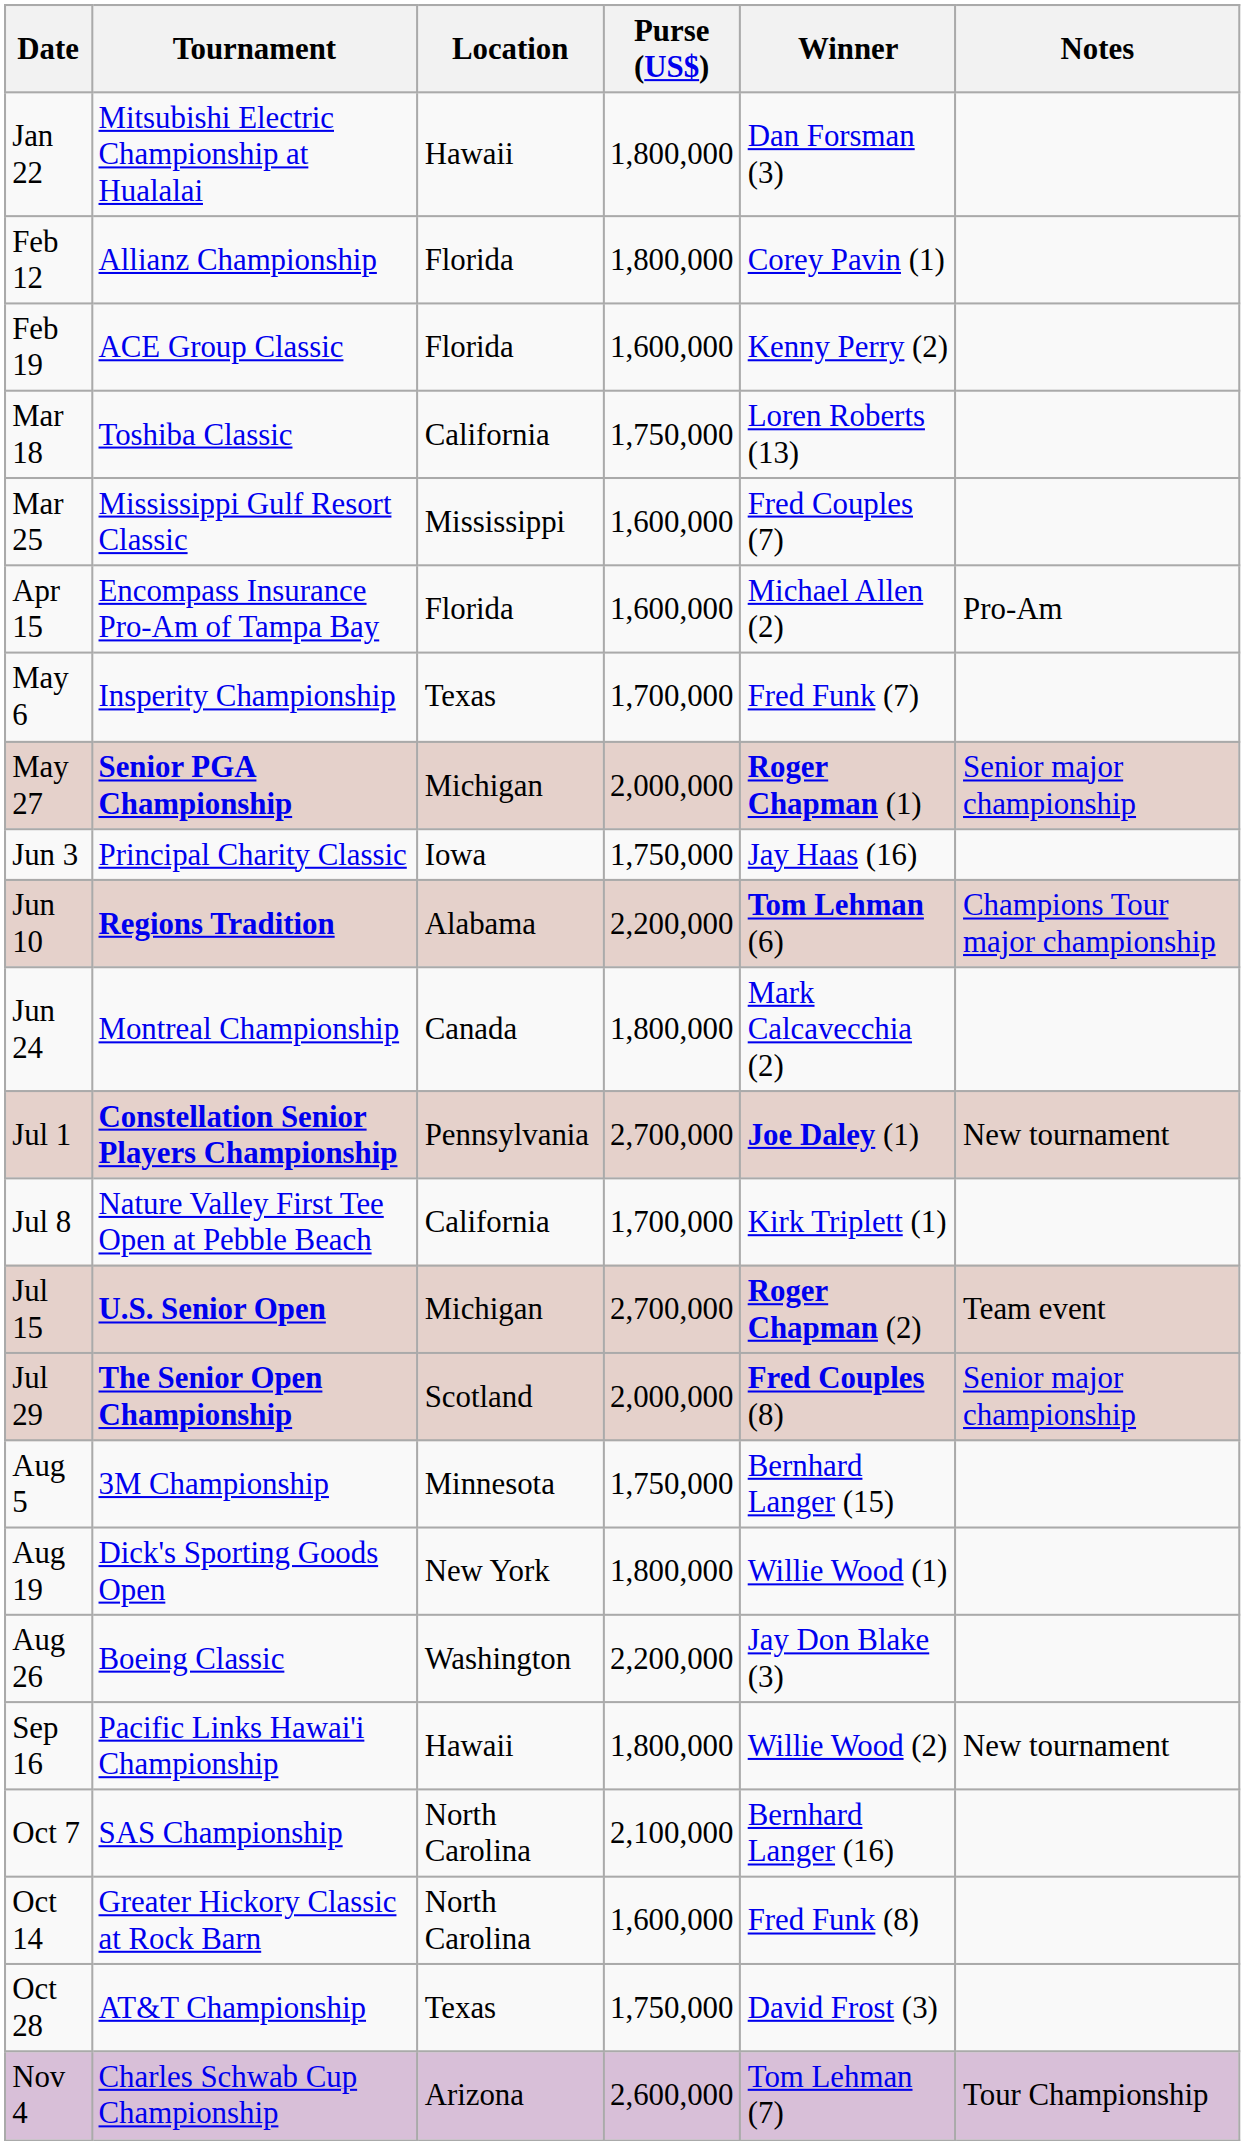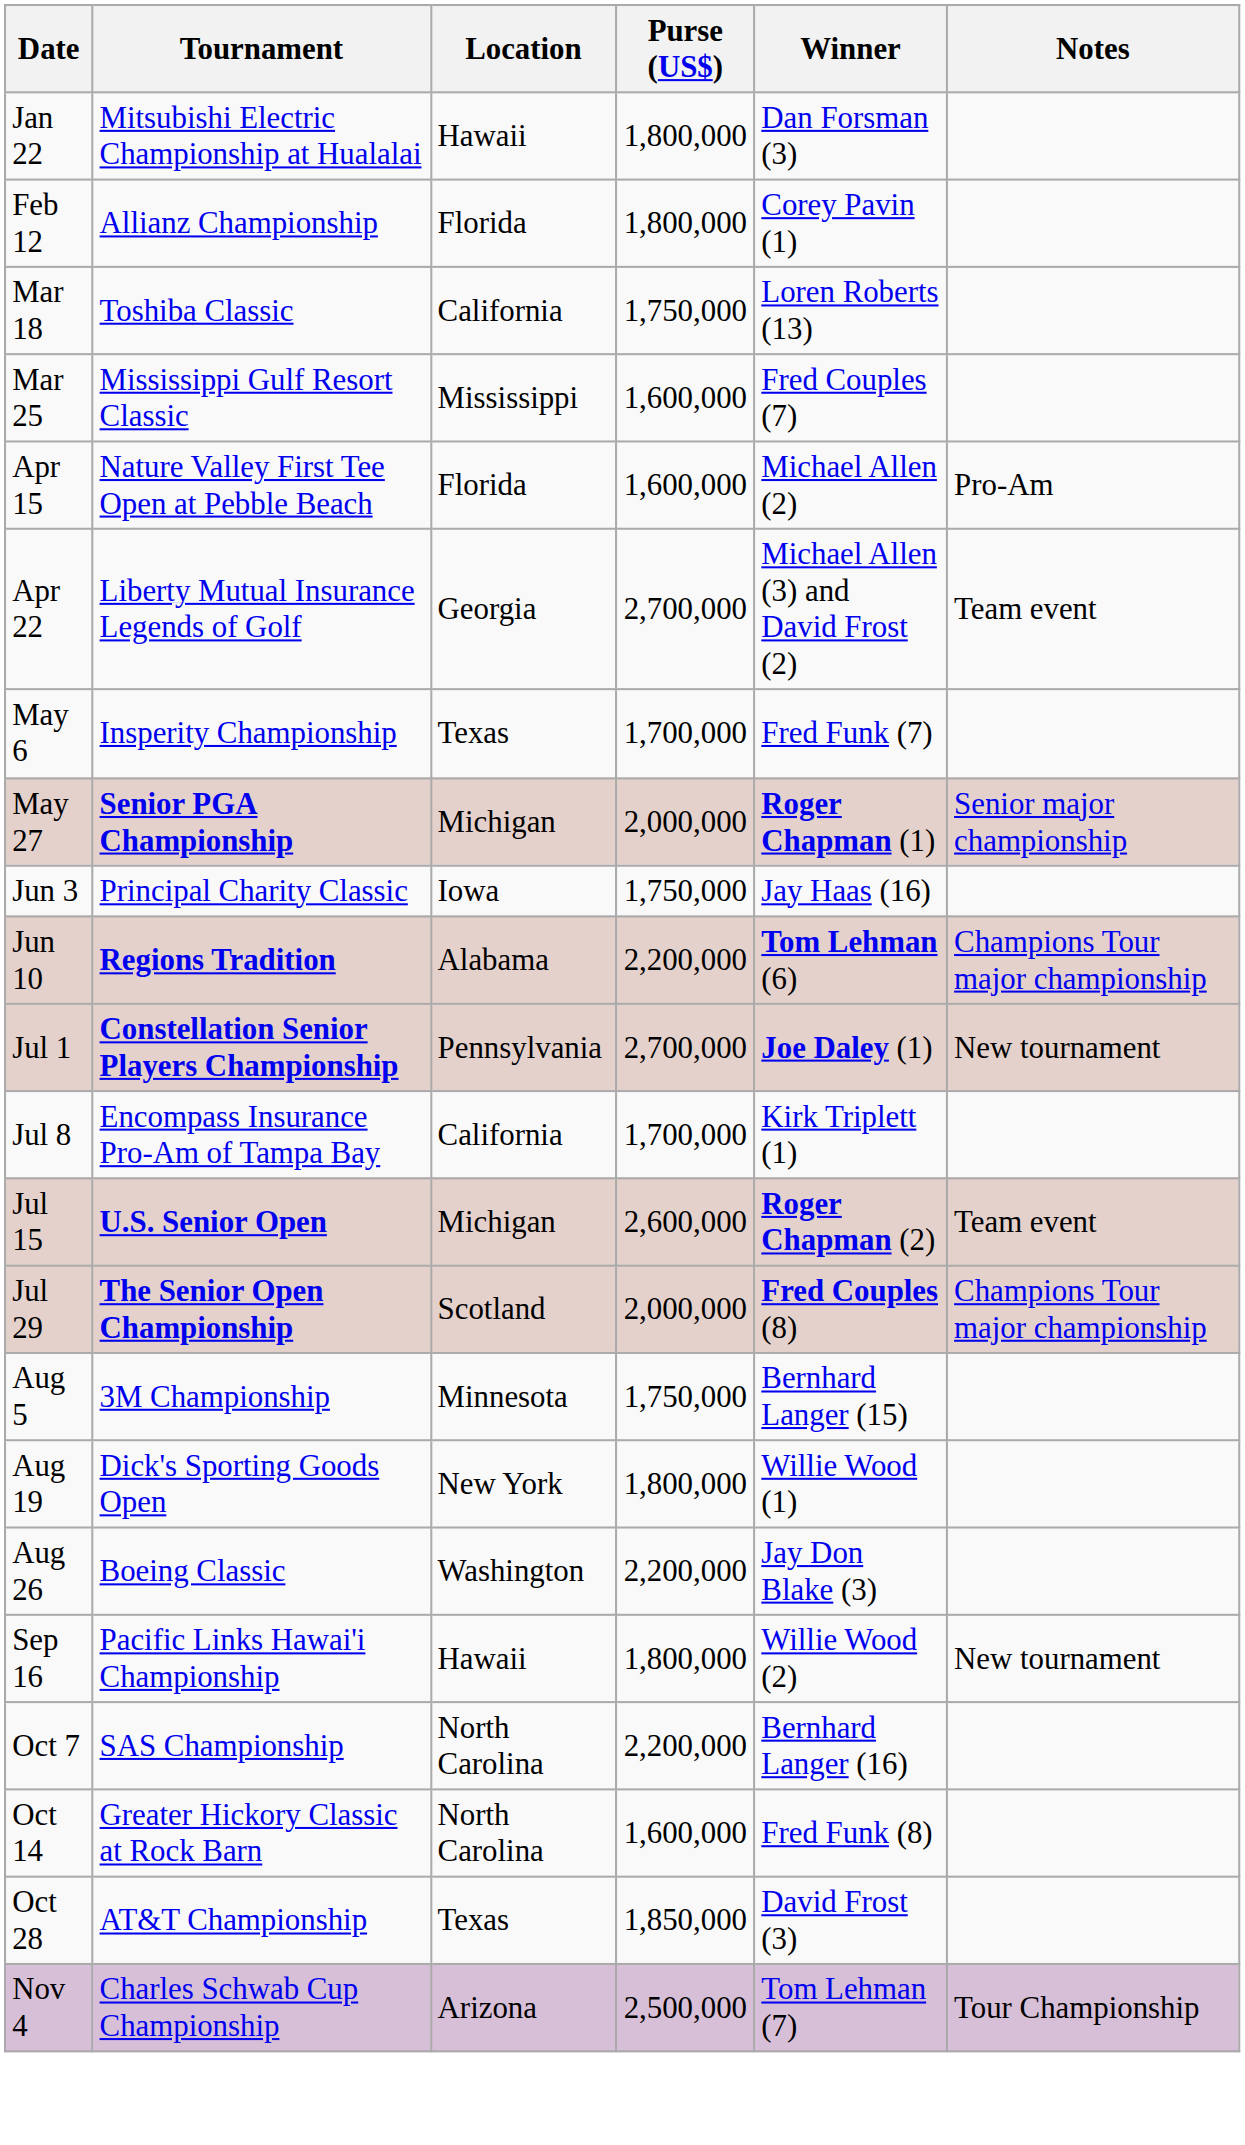- row: (35, 347)
(239, 609) Encompass Insurance Pro-Am of Tampa Bay -> (242, 485) Nature Valley First Tee Open at Pebble Beach
+ row: (36, 609)
- row: (34, 1028)
(241, 1221) Nature Valley First Tee Open at Pebble Beach -> (240, 1133) Encompass Insurance Pro-Am of Tampa Bay
(672, 1308) 2,700,000 -> (685, 1221) 2,600,000
(1050, 1396) Senior major championship -> (1080, 1308) Champions Tour major championship
(672, 1833) 2,100,000 -> (685, 1745) 2,200,000
(672, 2008) 1,750,000 -> (685, 1920) 1,850,000
(672, 2095) 2,600,000 -> (685, 2008) 2,500,000
